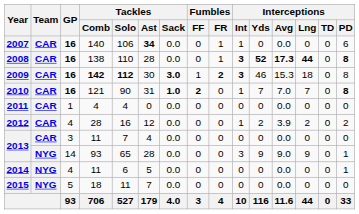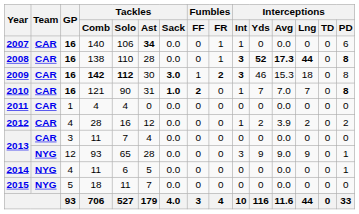(70, 153) 14 -> (70, 153) 12
